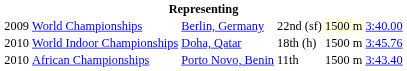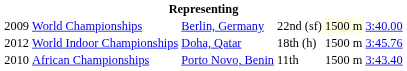(17, 43) 2010 -> (17, 43) 2012
